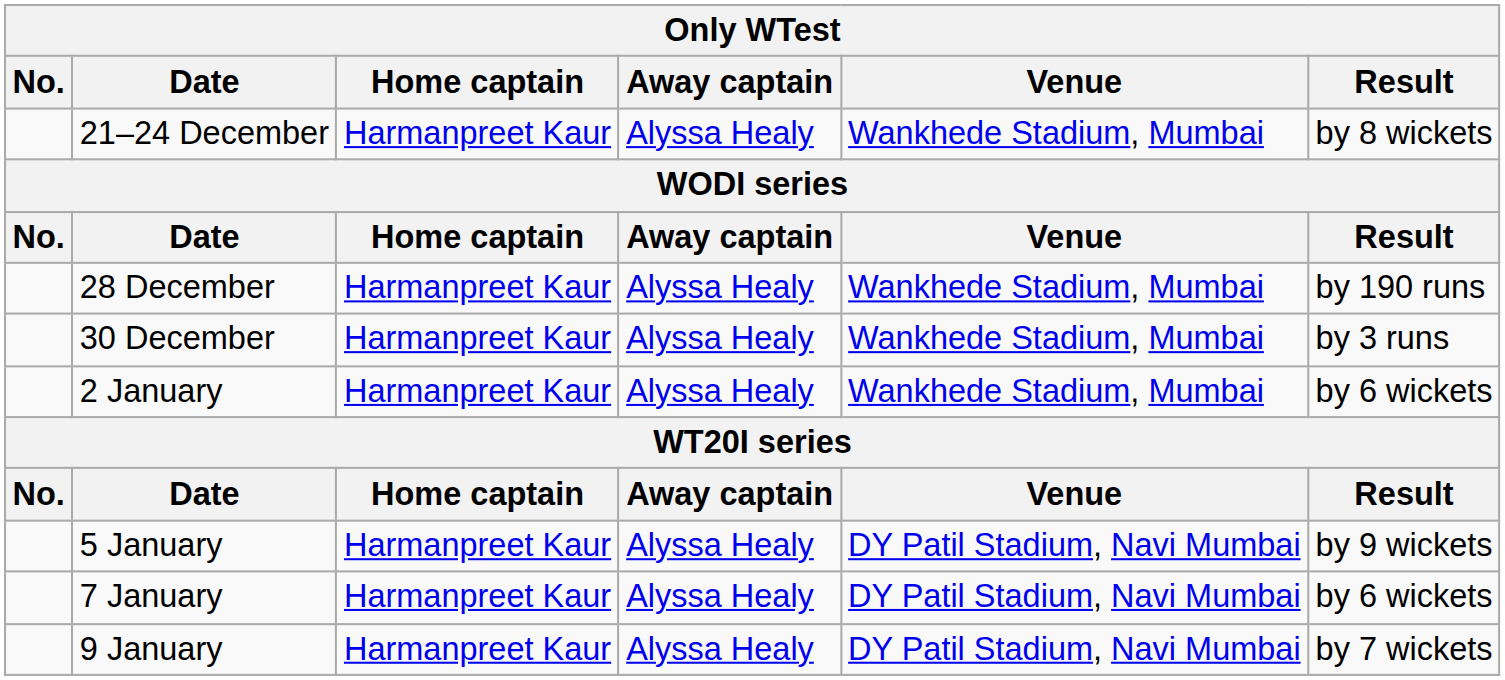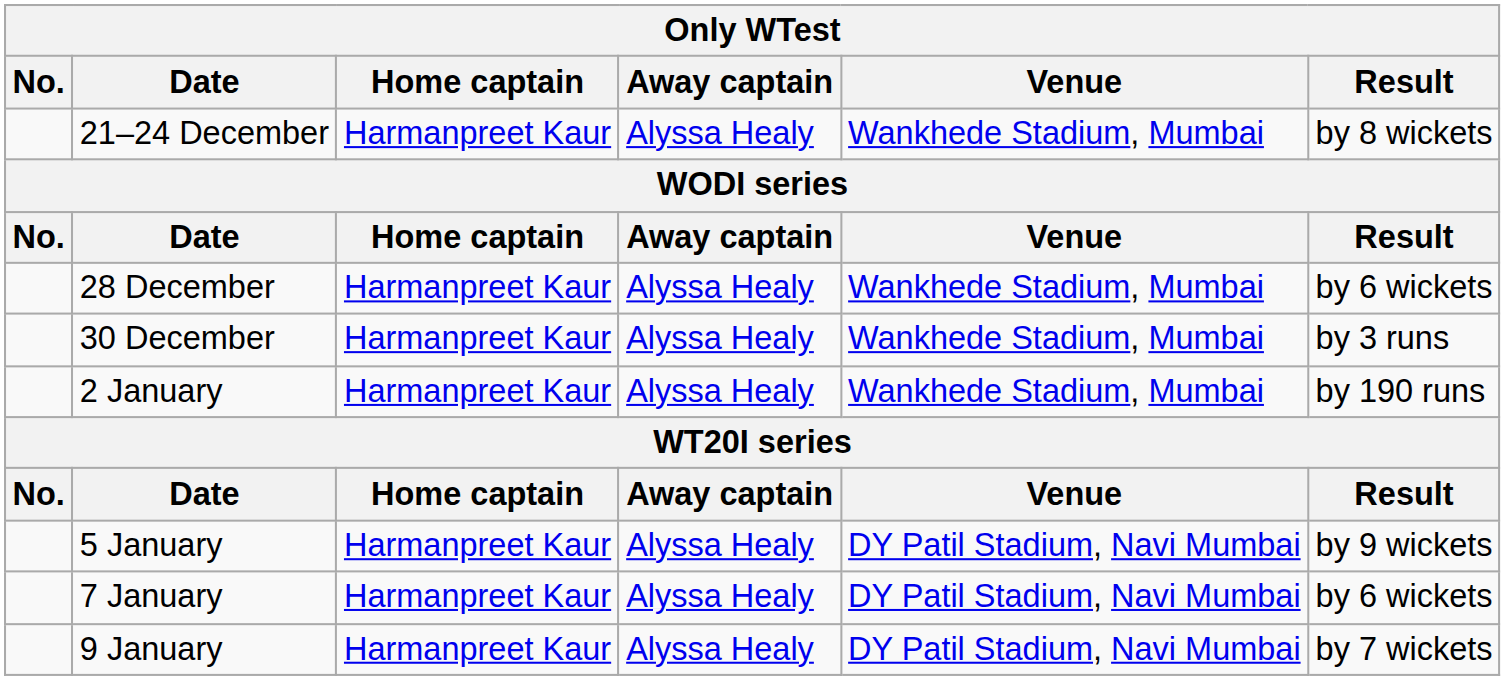(1400, 287) by 190 runs -> (1404, 287) by 6 wickets
(1404, 390) by 6 wickets -> (1400, 390) by 190 runs
